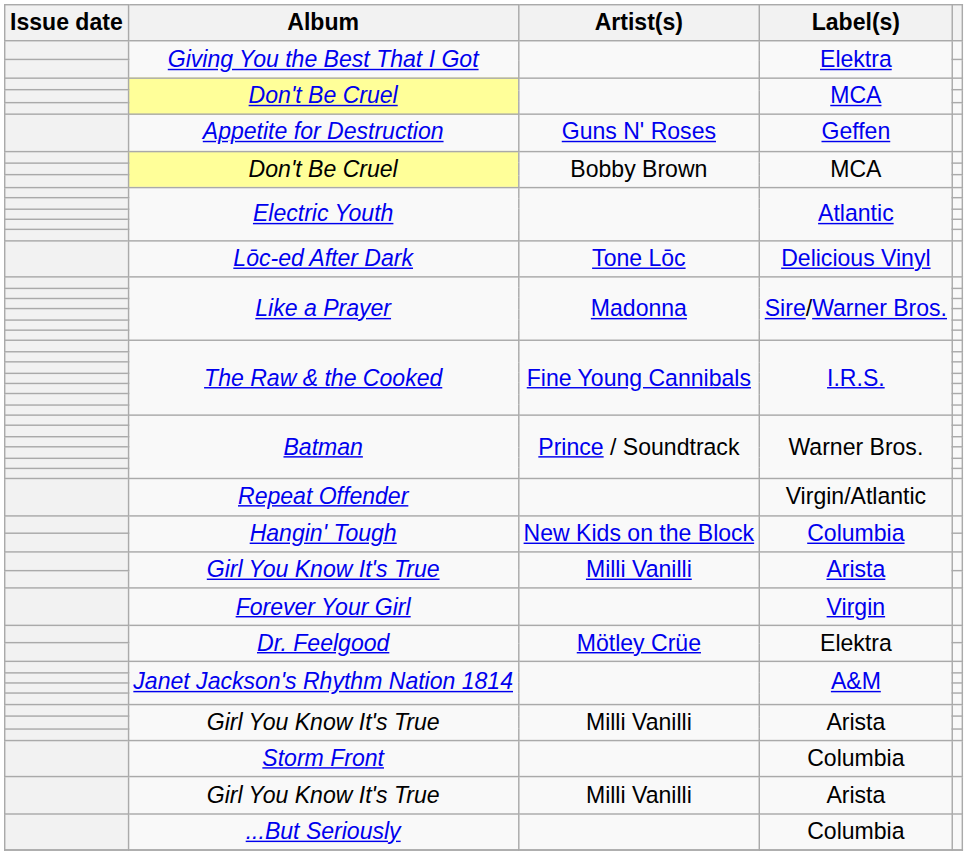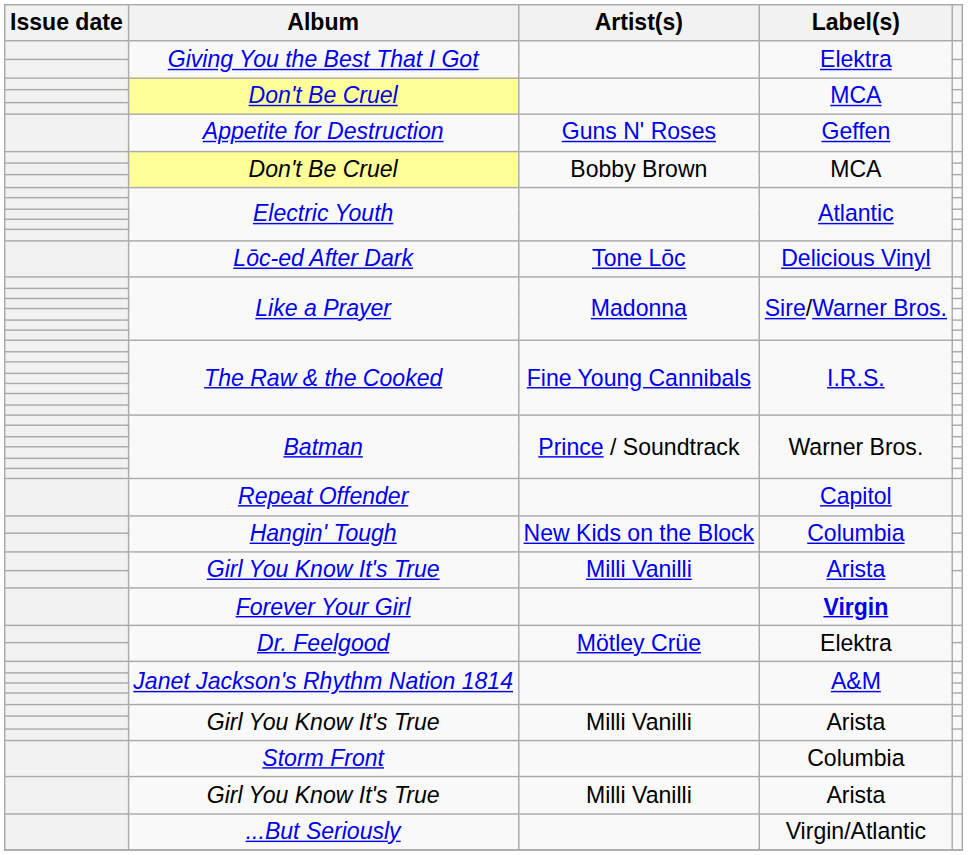(856, 496) Virgin/Atlantic -> (856, 496) Capitol
(856, 606) normal -> (856, 606) bold
(856, 831) Columbia -> (856, 831) Virgin/Atlantic
